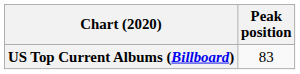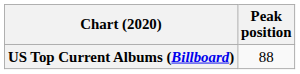(266, 56) 83 -> (266, 56) 88
